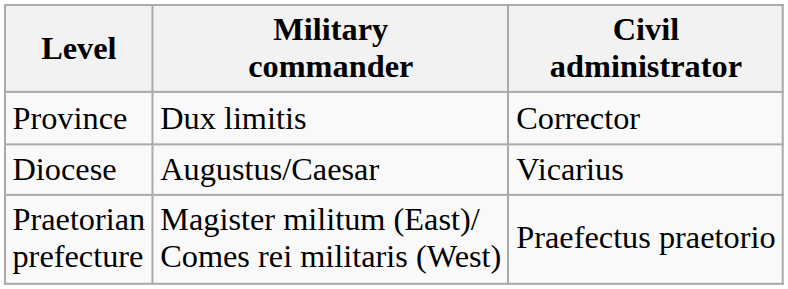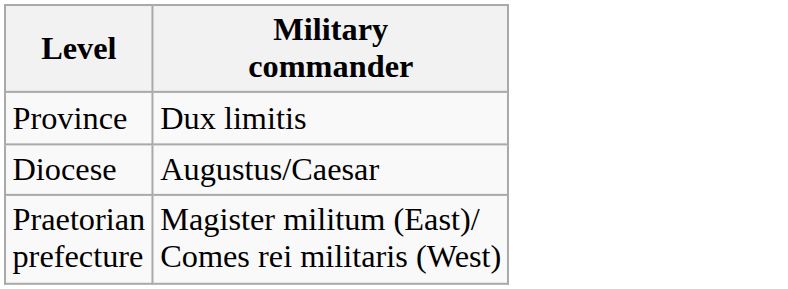- column: (646, 48)
